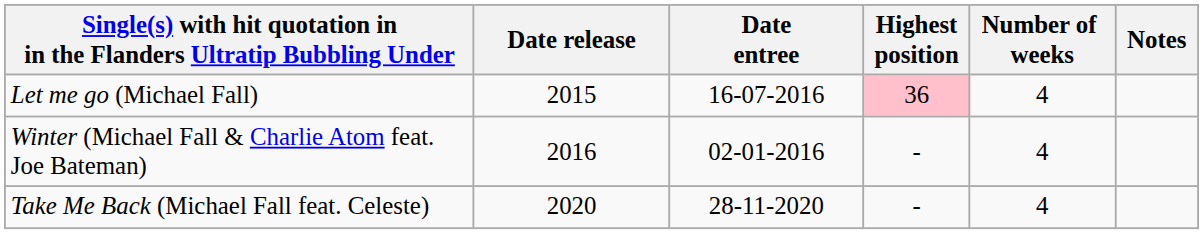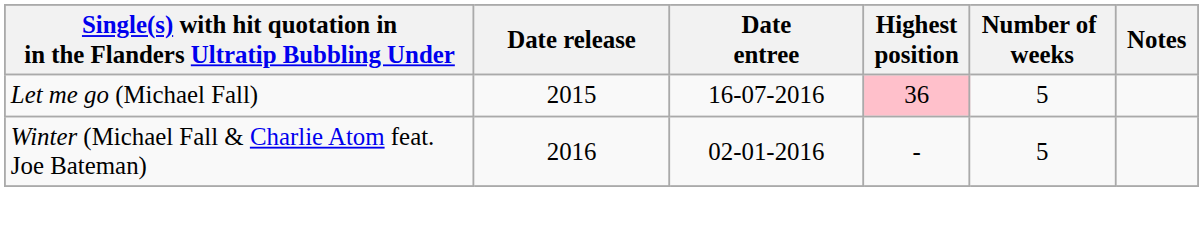(1042, 95) 4 -> (1042, 95) 5
(1042, 151) 4 -> (1042, 151) 5
- row: (220, 206)
